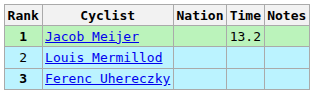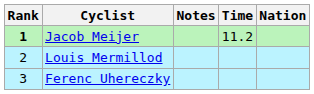columns swapped: (200, 15) <-> (287, 15)
(245, 36) 13.2 -> (238, 36) 11.2
(23, 79) bold -> (23, 79) normal
